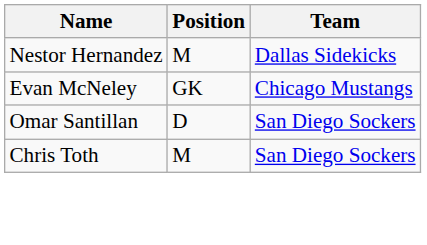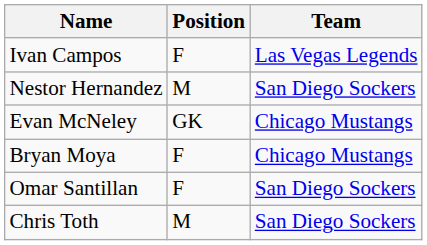+ row: (66, 54)
(326, 54) Dallas Sidekicks -> (335, 88) San Diego Sockers
+ row: (63, 155)
(180, 121) D -> (178, 188) F
